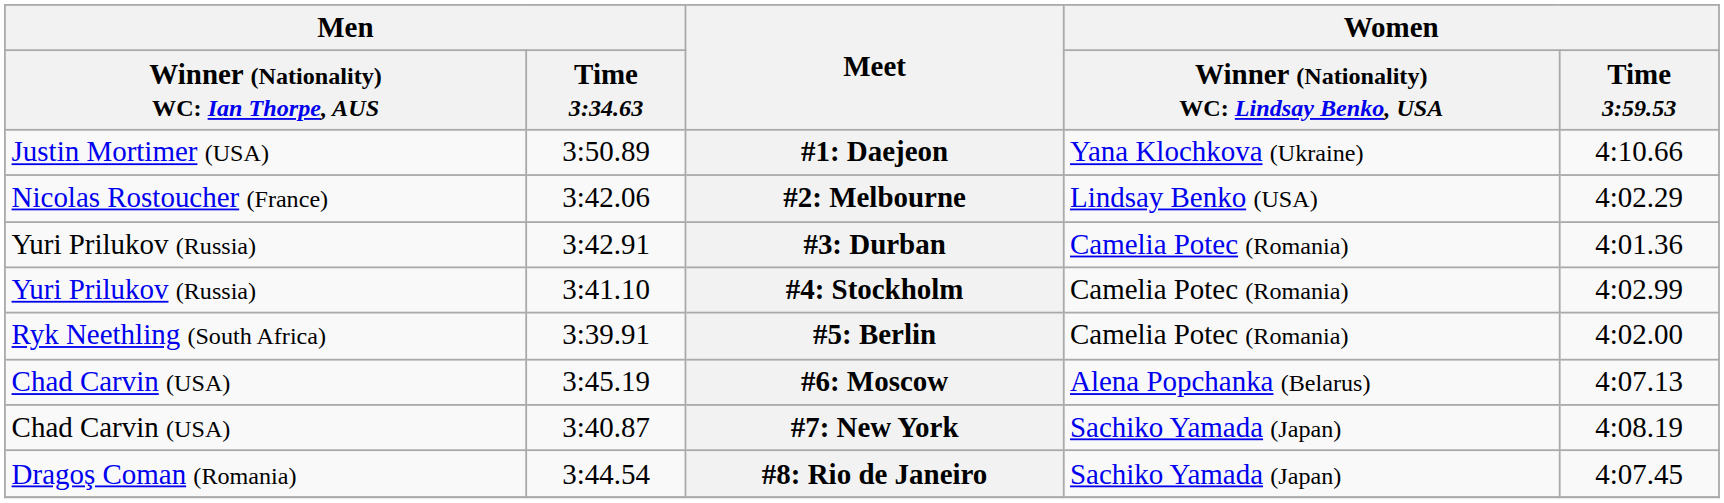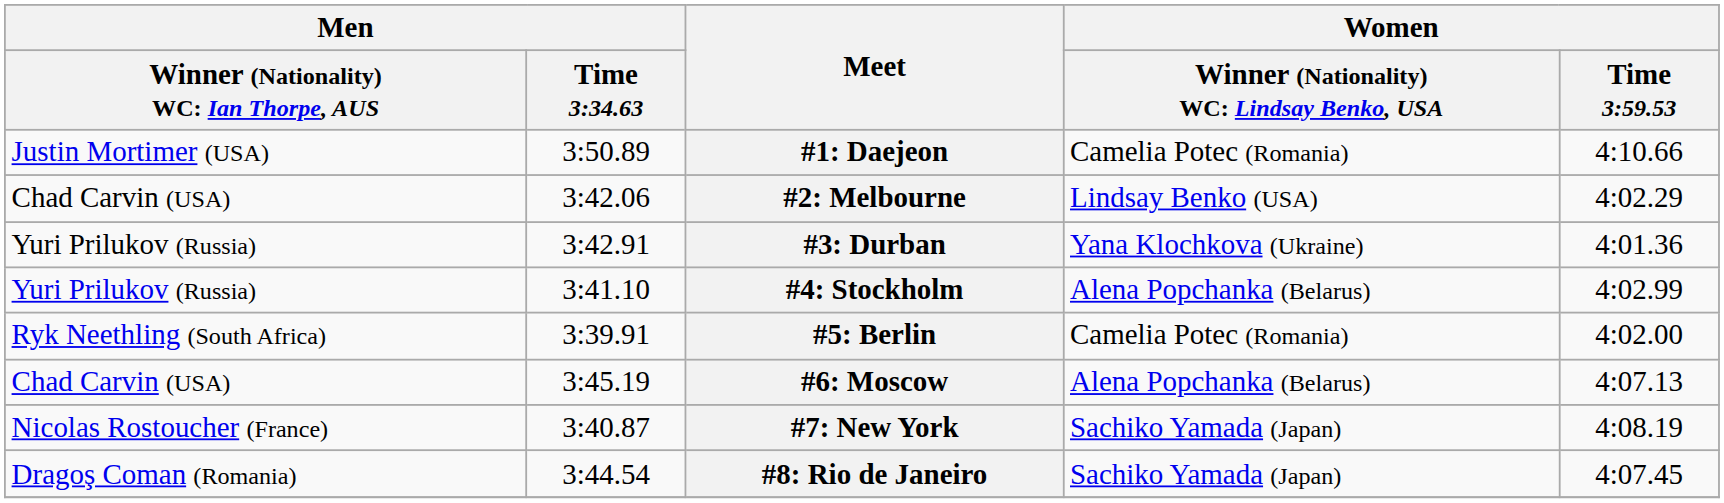(1217, 151) Yana Klochkova (Ukraine) -> (1209, 151) Camelia Potec (Romania)
(170, 197) Nicolas Rostoucher (France) -> (121, 197) Chad Carvin (USA)
(1209, 243) Camelia Potec (Romania) -> (1217, 243) Yana Klochkova (Ukraine)
(1209, 289) Camelia Potec (Romania) -> (1220, 289) Alena Popchanka (Belarus)
(121, 427) Chad Carvin (USA) -> (170, 427) Nicolas Rostoucher (France)
